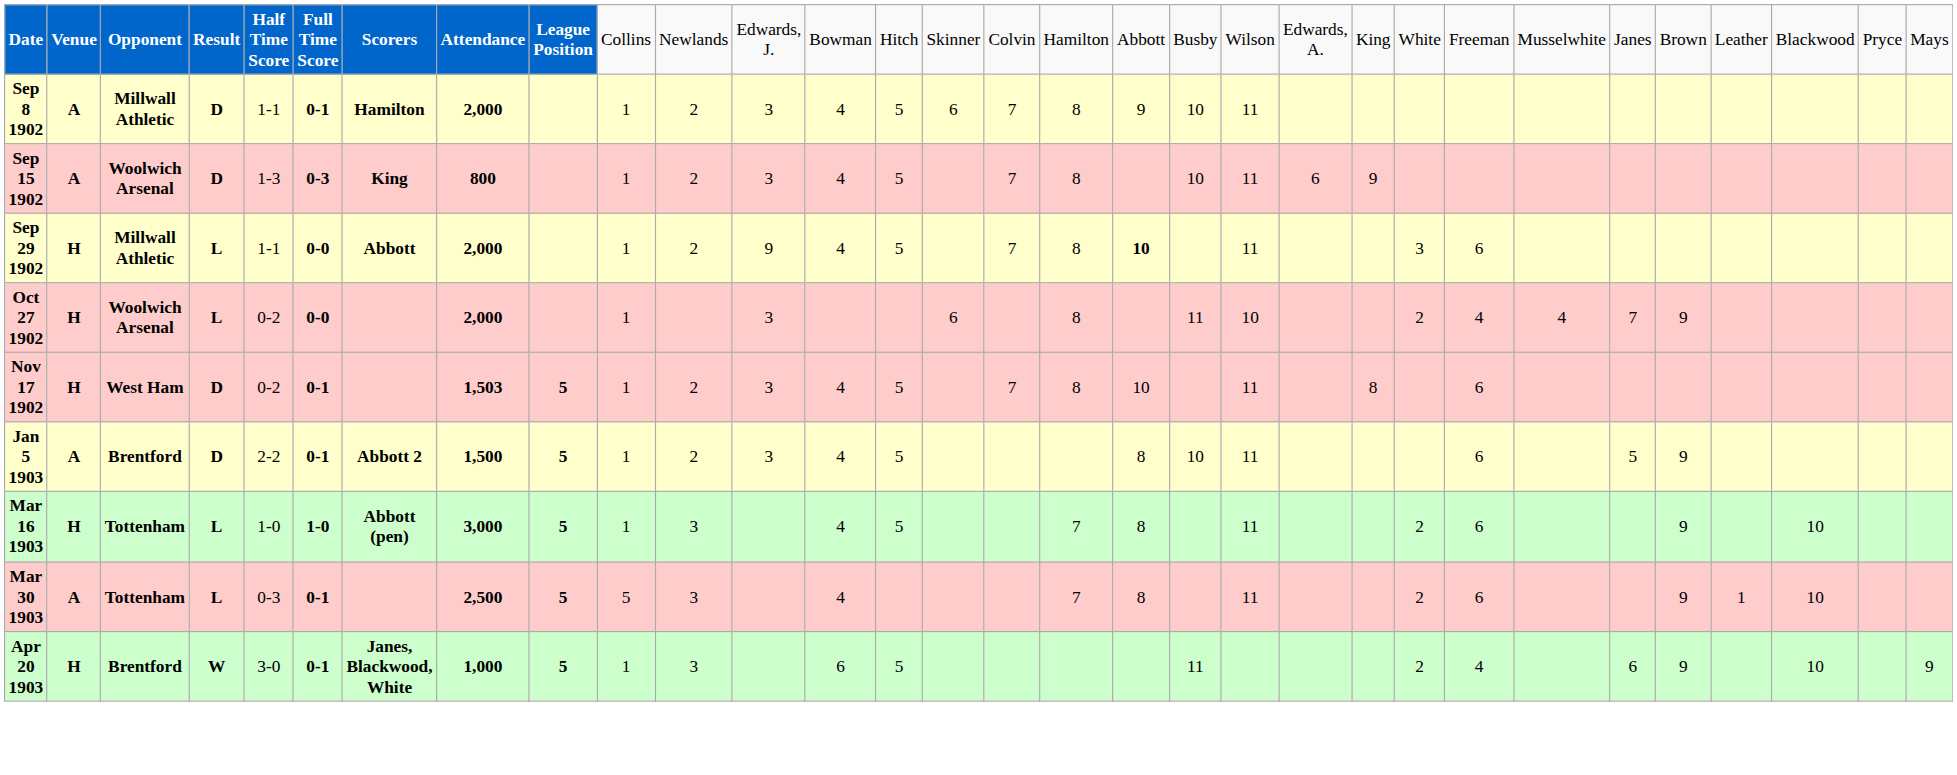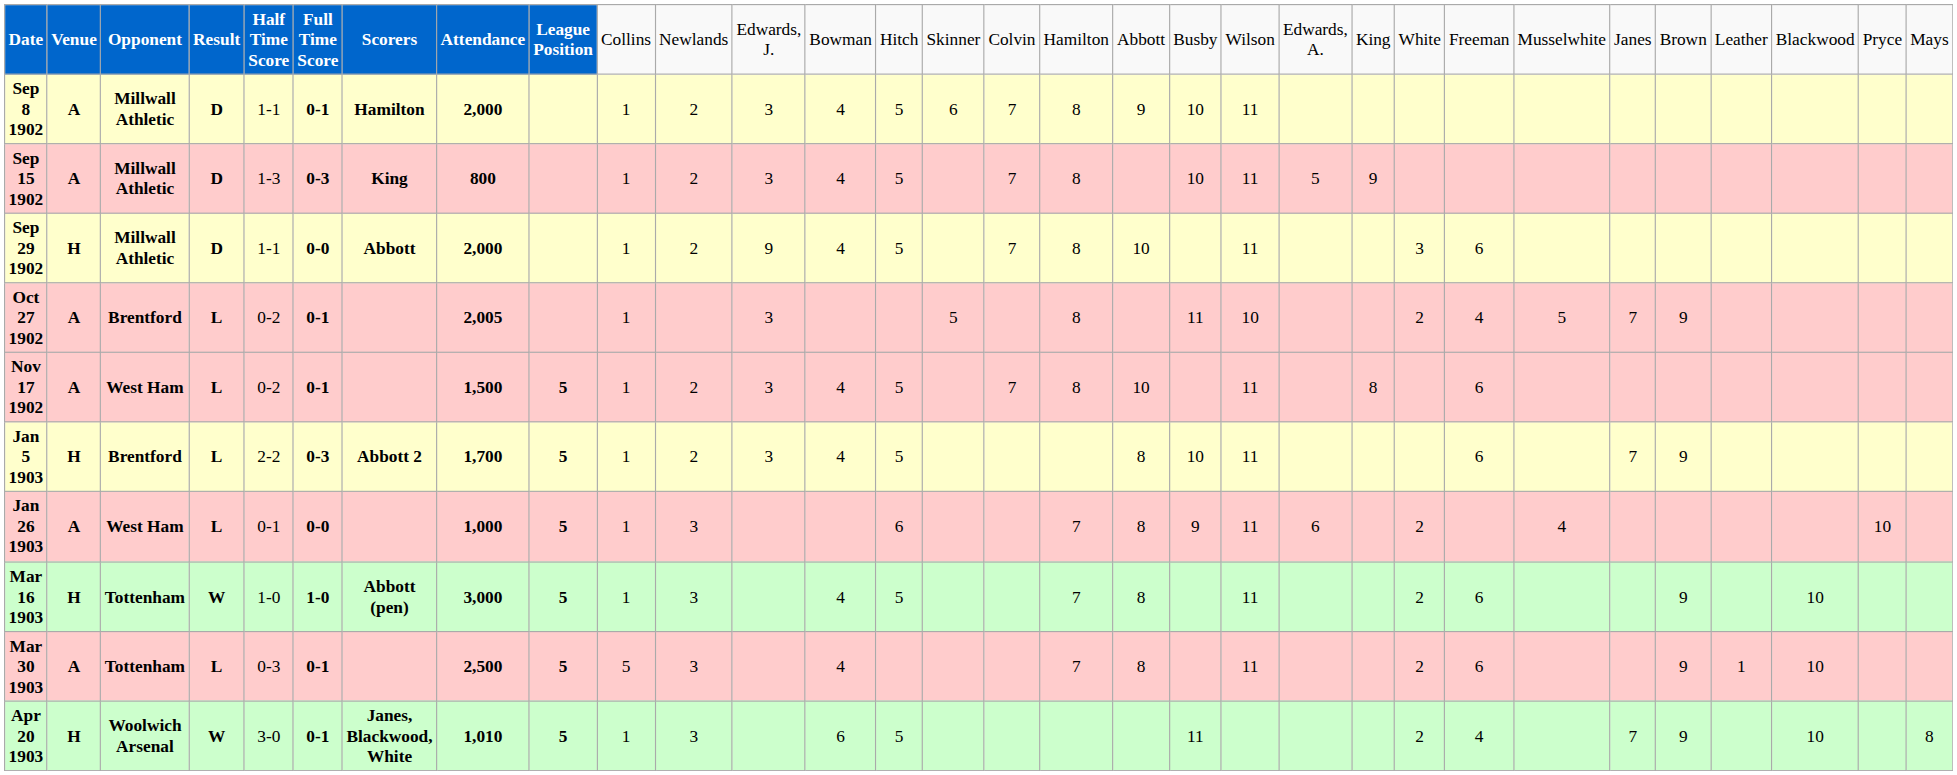(145, 178) Woolwich Arsenal -> (145, 178) Millwall Athletic
(1315, 178) 6 -> (1315, 178) 5
(217, 248) L -> (217, 248) D
(1141, 248) bold -> (1141, 248) normal
(74, 317) H -> (74, 317) A
(145, 317) Woolwich Arsenal -> (145, 317) Brentford
(318, 317) 0-0 -> (318, 317) 0-1
(483, 317) 2,000 -> (483, 317) 2,005
(953, 317) 6 -> (953, 317) 5
(1562, 317) 4 -> (1562, 317) 5
(74, 387) H -> (74, 387) A
(217, 387) D -> (217, 387) L
(483, 387) 1,503 -> (483, 387) 1,500
(74, 457) A -> (74, 457) H
(217, 457) D -> (217, 457) L
(318, 457) 0-1 -> (318, 457) 0-3
(483, 457) 1,500 -> (483, 457) 1,700
(1633, 457) 5 -> (1633, 457) 7
+ row: (26, 526)
(217, 526) L -> (217, 596) W
(145, 665) Brentford -> (145, 735) Woolwich Arsenal
(483, 665) 1,000 -> (483, 735) 1,010
(1633, 665) 6 -> (1633, 735) 7
(1929, 665) 9 -> (1929, 735) 8
